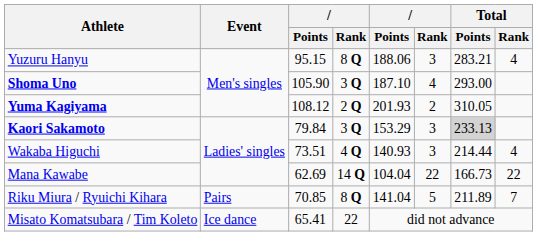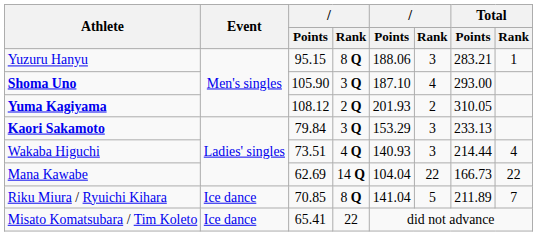(514, 60) 4 -> (514, 60) 1
(473, 129) lightgrey background -> (473, 129) no background
(218, 197) Pairs -> (230, 197) Ice dance
